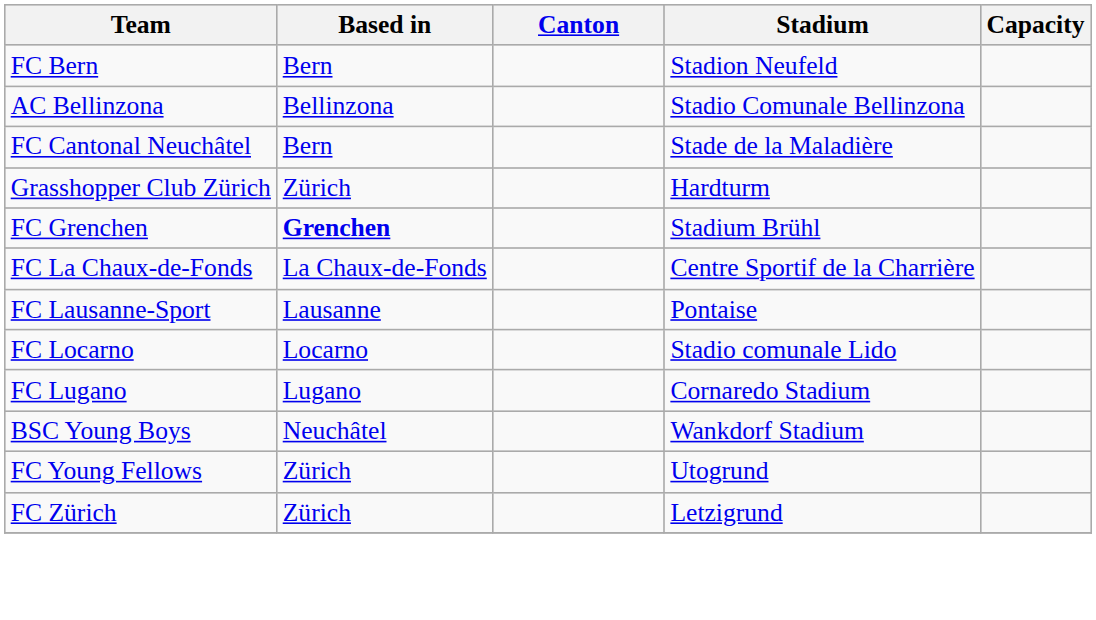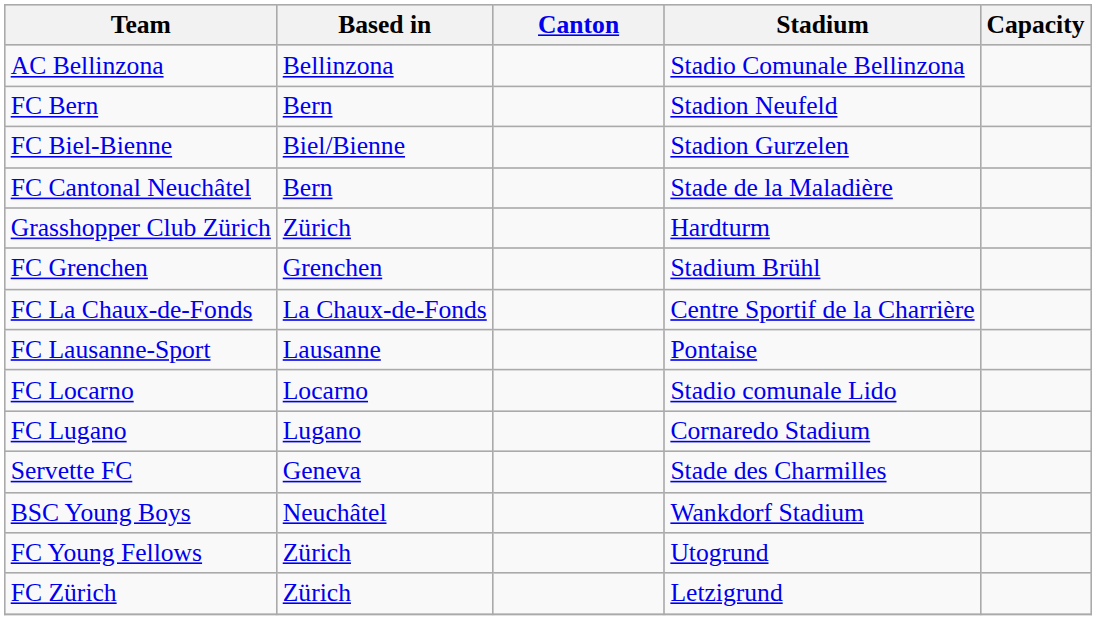rows swapped: (87, 106) <-> (54, 65)
+ row: (91, 146)
(337, 227) bold -> (332, 268) normal
+ row: (72, 471)
